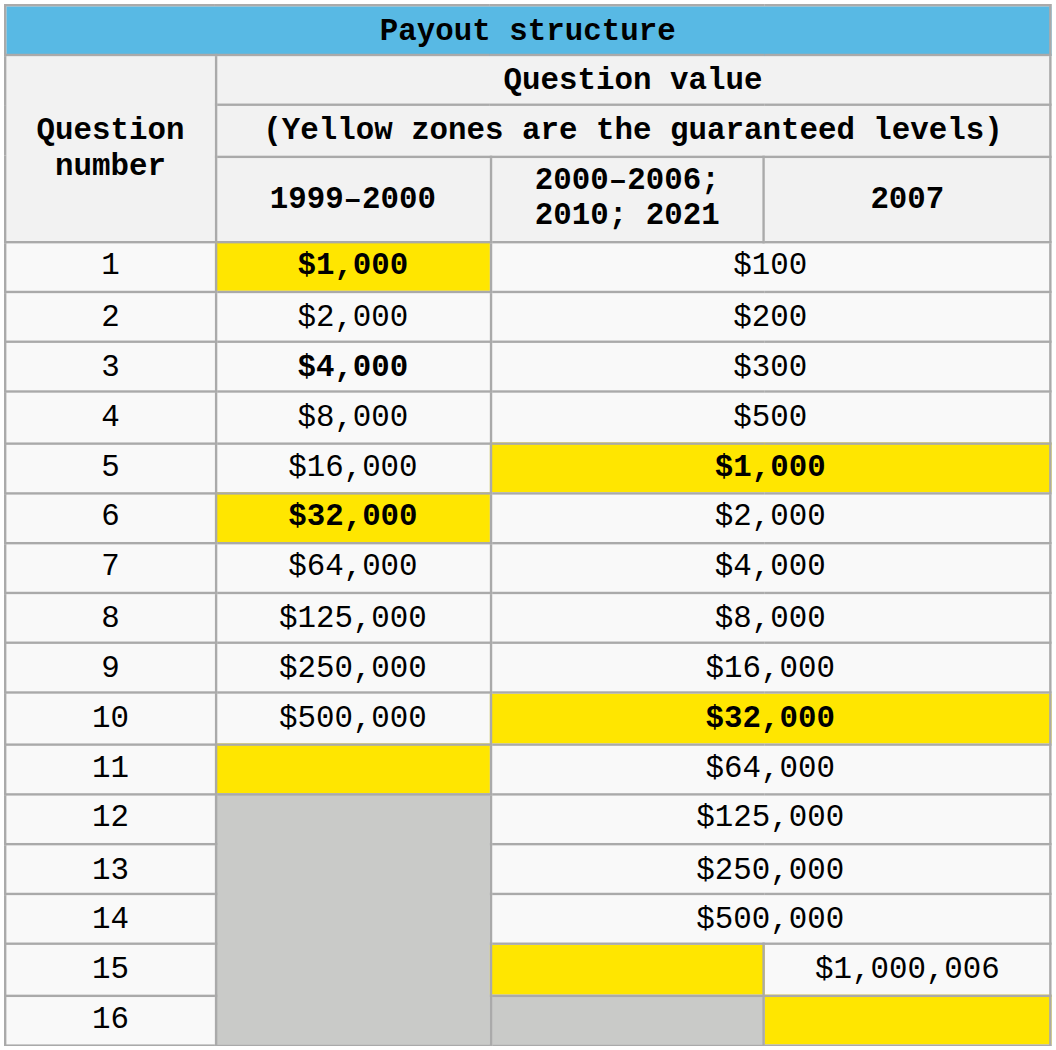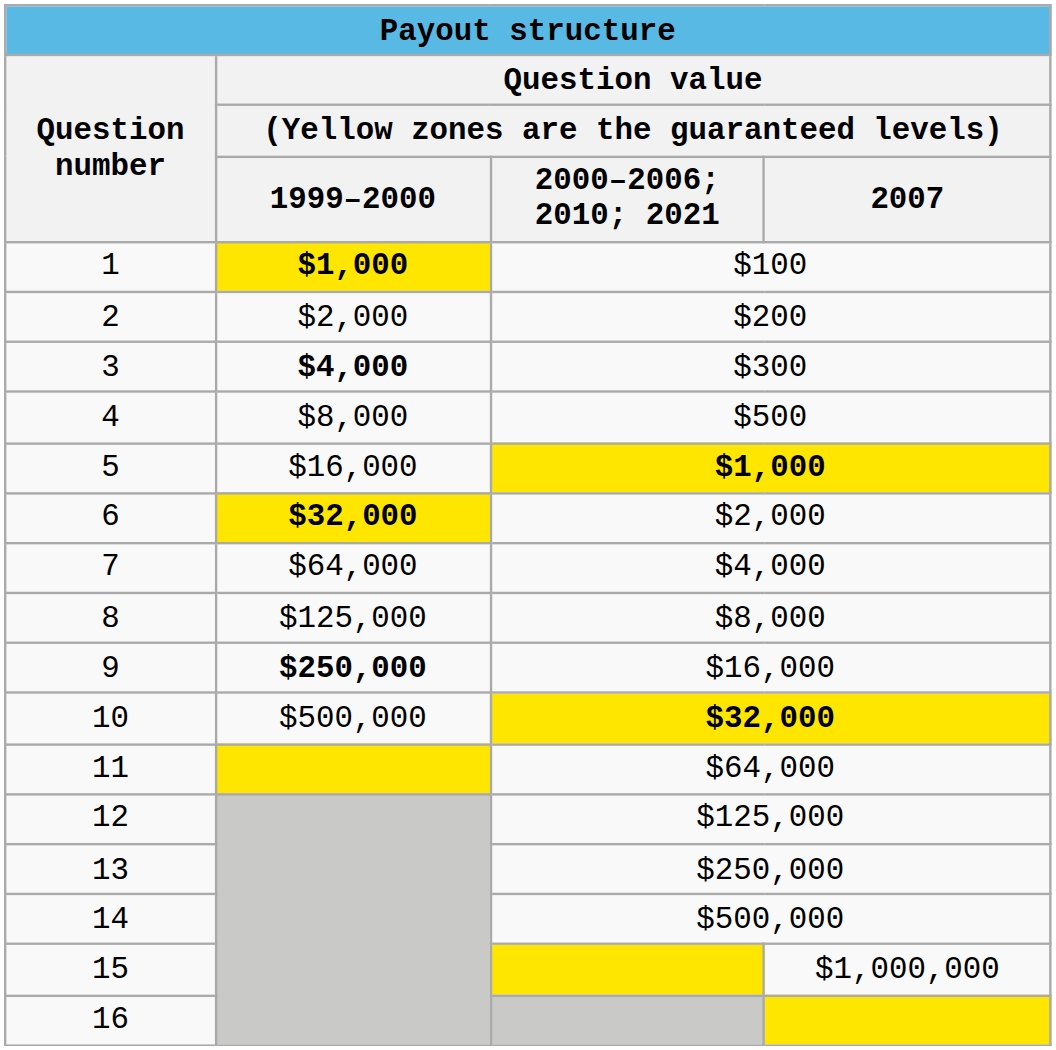(353, 668) normal -> (353, 668) bold
(907, 970) $1,000,006 -> (907, 970) $1,000,000
